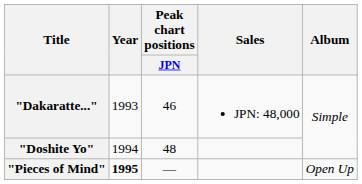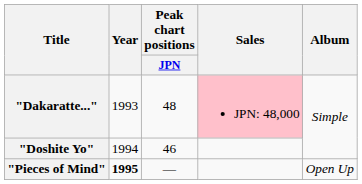(169, 106) 46 -> (169, 106) 48
(250, 114) no background -> (250, 114) pink background
(169, 148) 48 -> (169, 148) 46
